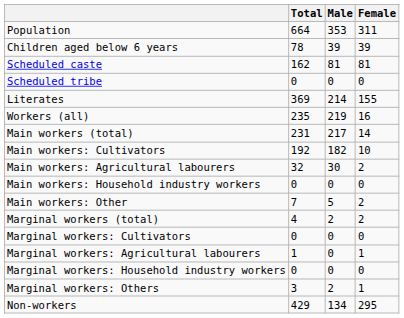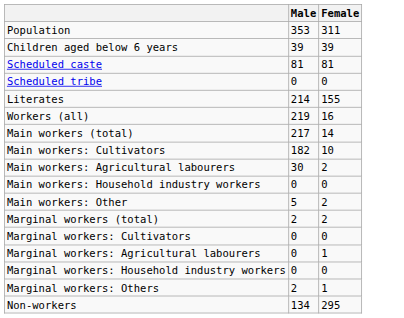- column: (307, 13)
